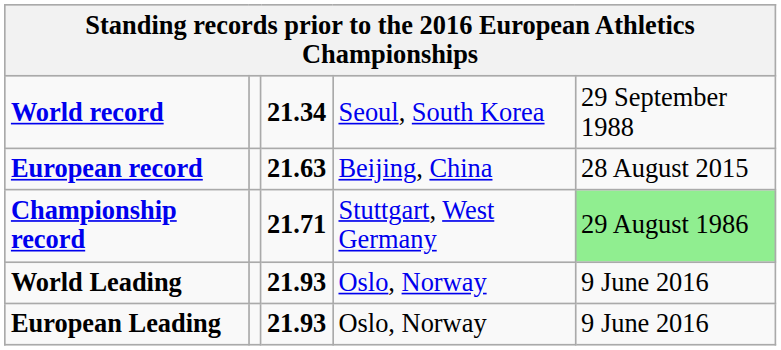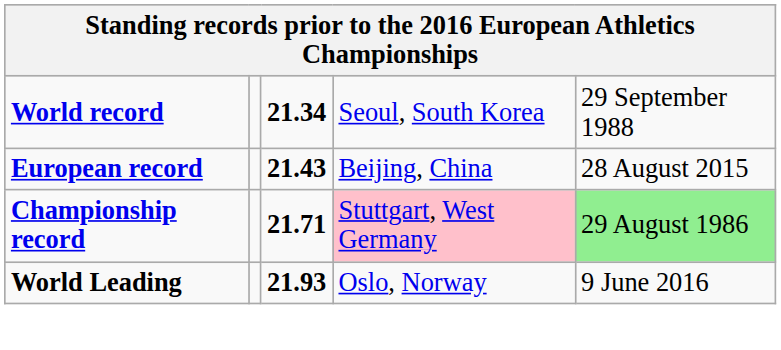(297, 168) 21.63 -> (297, 168) 21.43
(416, 225) no background -> (416, 225) pink background
- row: (116, 323)
